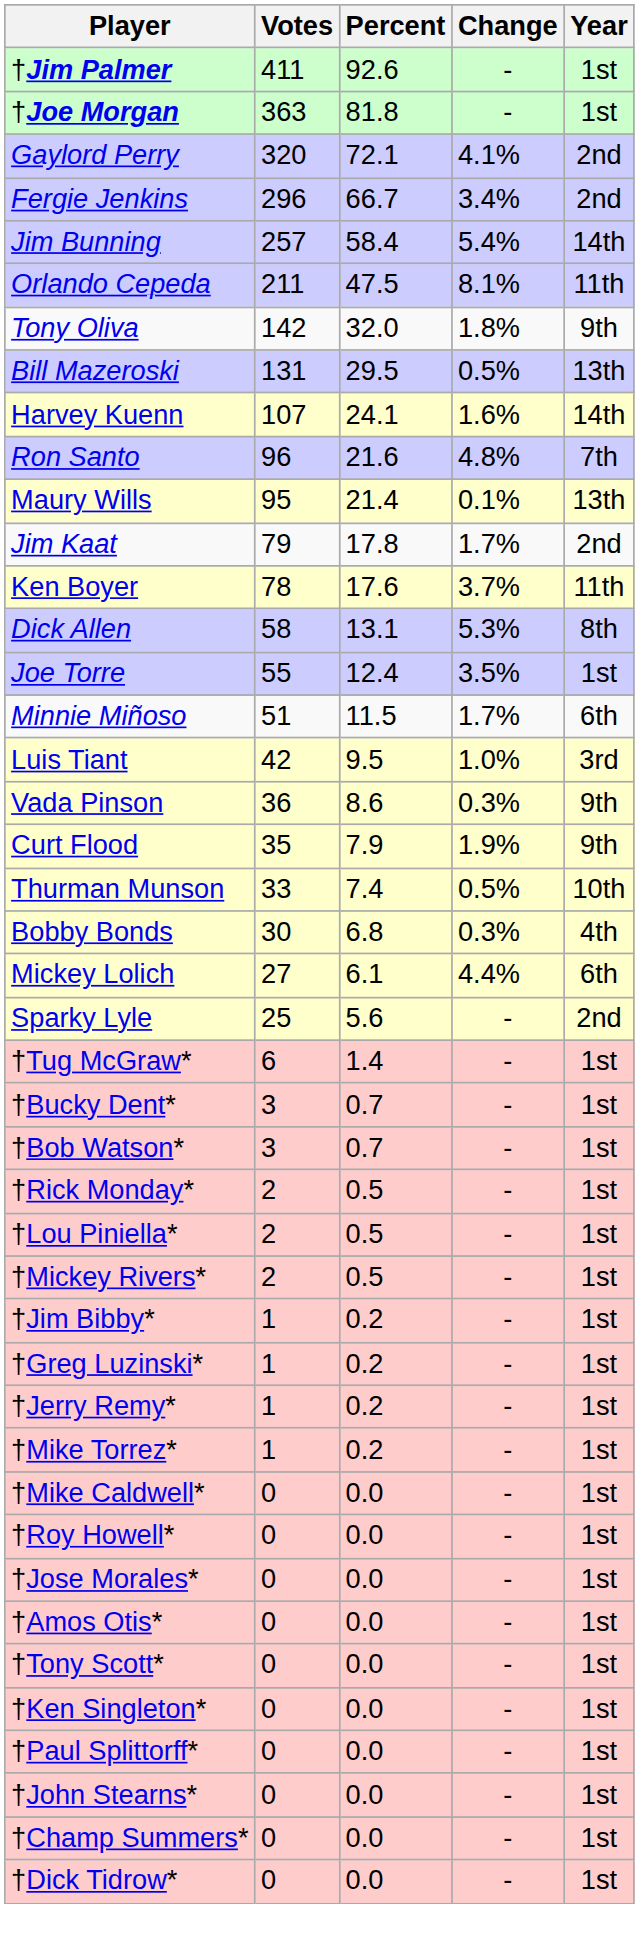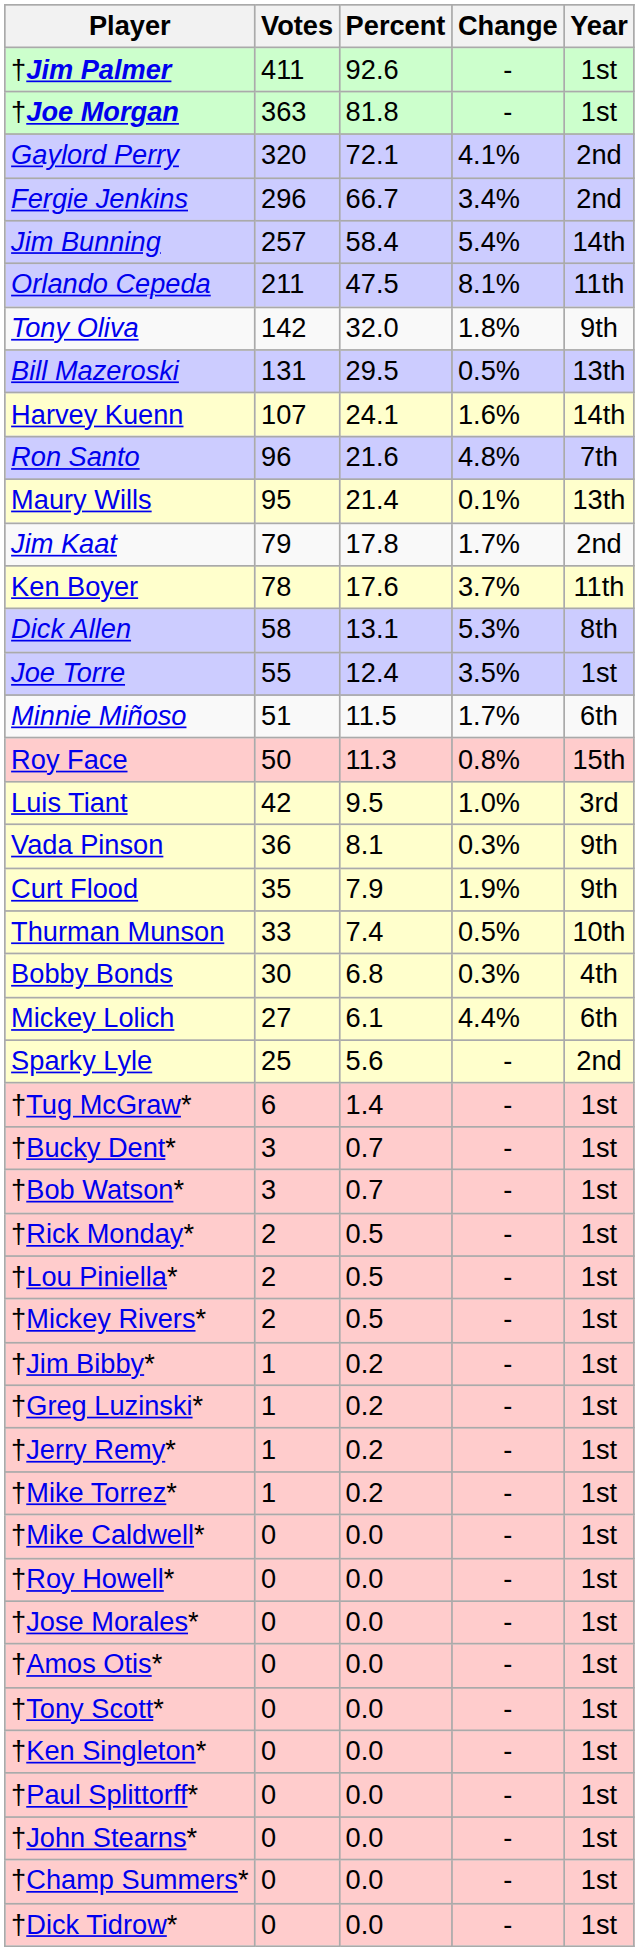+ row: (69, 759)
(365, 802) 8.6 -> (365, 845) 8.1
